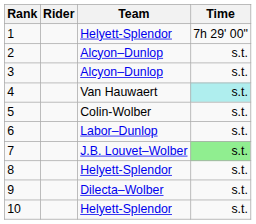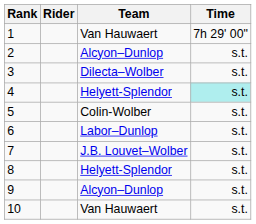(126, 33) Helyett-Splendor -> (119, 33) Van Hauwaert
(122, 72) Alcyon–Dunlop -> (122, 72) Dilecta–Wolber
(119, 92) Van Hauwaert -> (126, 92) Helyett-Splendor
(240, 151) lightgreen background -> (240, 151) no background
(122, 190) Dilecta–Wolber -> (122, 190) Alcyon–Dunlop
(126, 209) Helyett-Splendor -> (119, 209) Van Hauwaert
